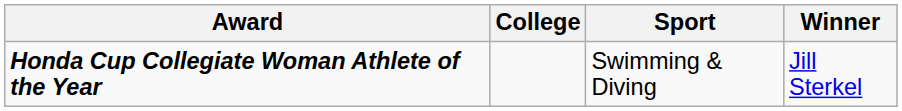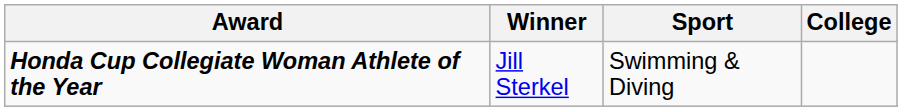columns swapped: (840, 23) <-> (538, 23)
